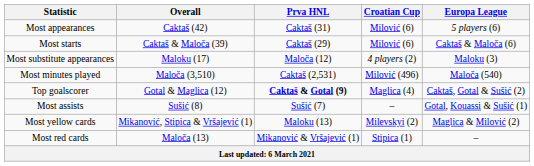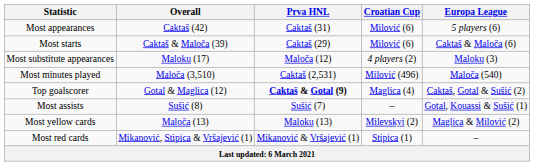(185, 121) Mikanović, Stipica & Vršajević (1) -> (185, 121) Maloča (13)
(185, 137) Maloča (13) -> (185, 137) Mikanović, Stipica & Vršajević (1)
